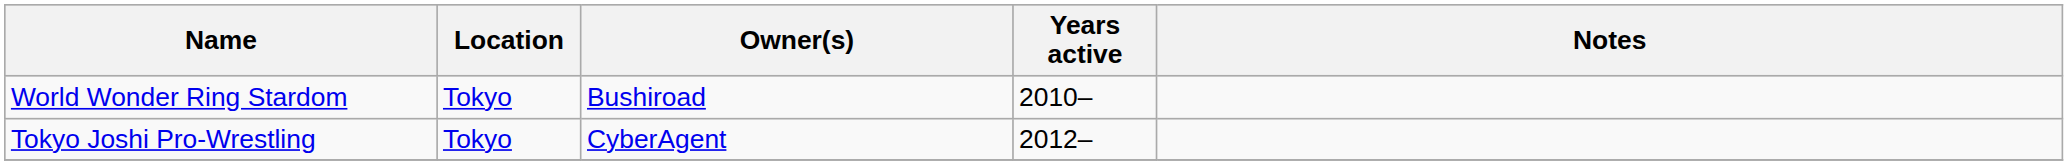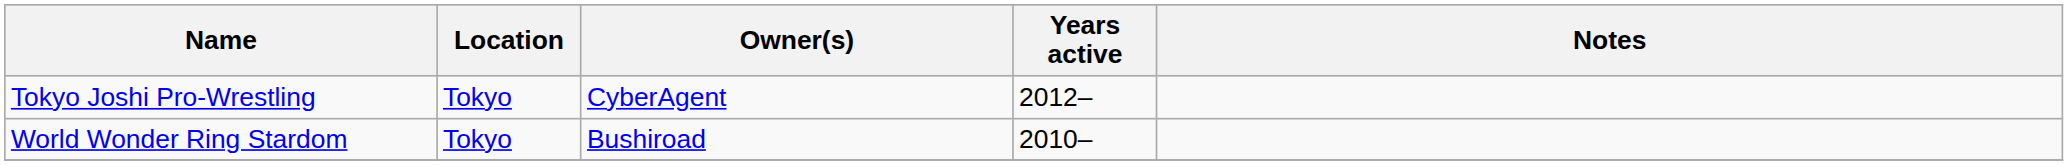rows swapped: (179, 97) <-> (163, 138)
